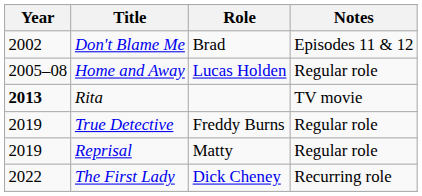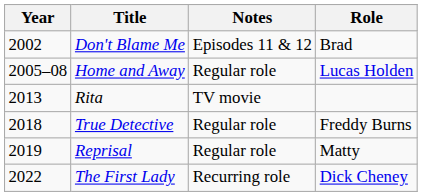columns swapped: (240, 17) <-> (354, 17)
(25, 97) bold -> (25, 97) normal
(25, 124) 2019 -> (25, 124) 2018
